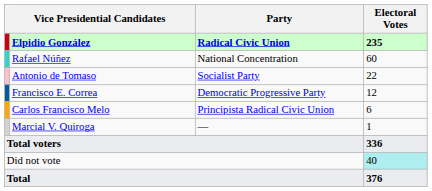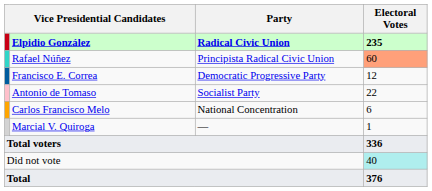(248, 59) National Concentration -> (266, 59) Principista Radical Civic Union
(372, 59) no background -> (372, 59) lightsalmon background
rows swapped: (54, 76) <-> (55, 93)
(266, 110) Principista Radical Civic Union -> (248, 110) National Concentration
